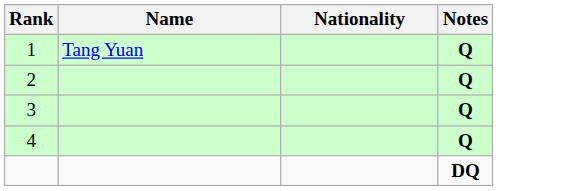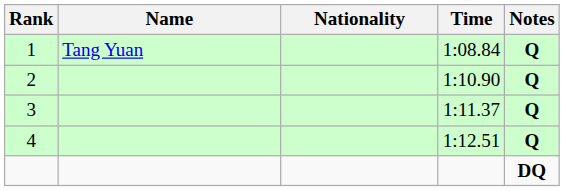+ column: (472, 19)
